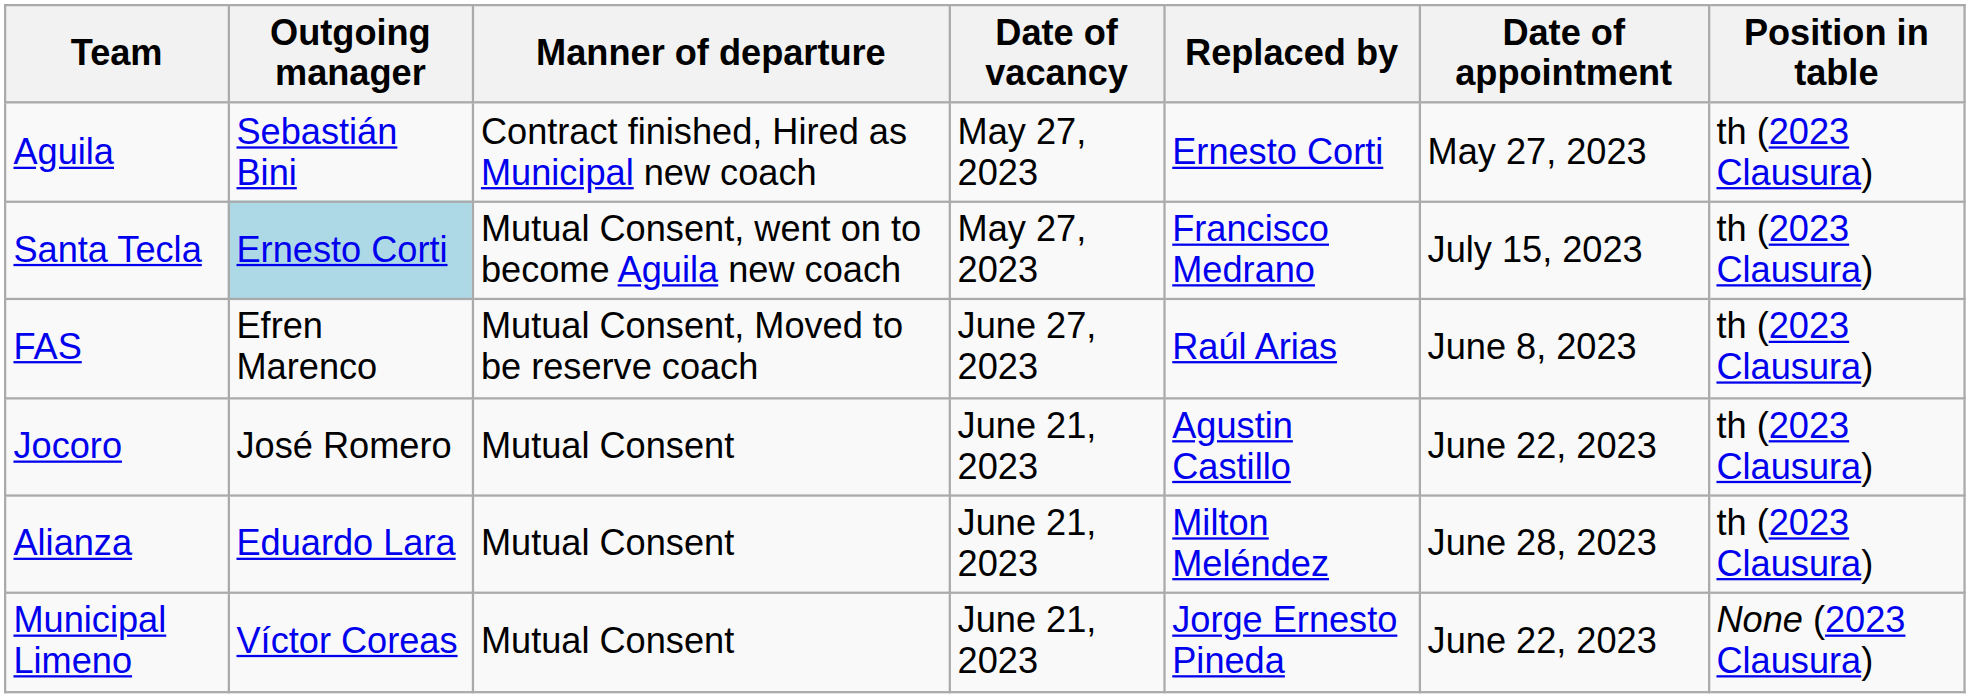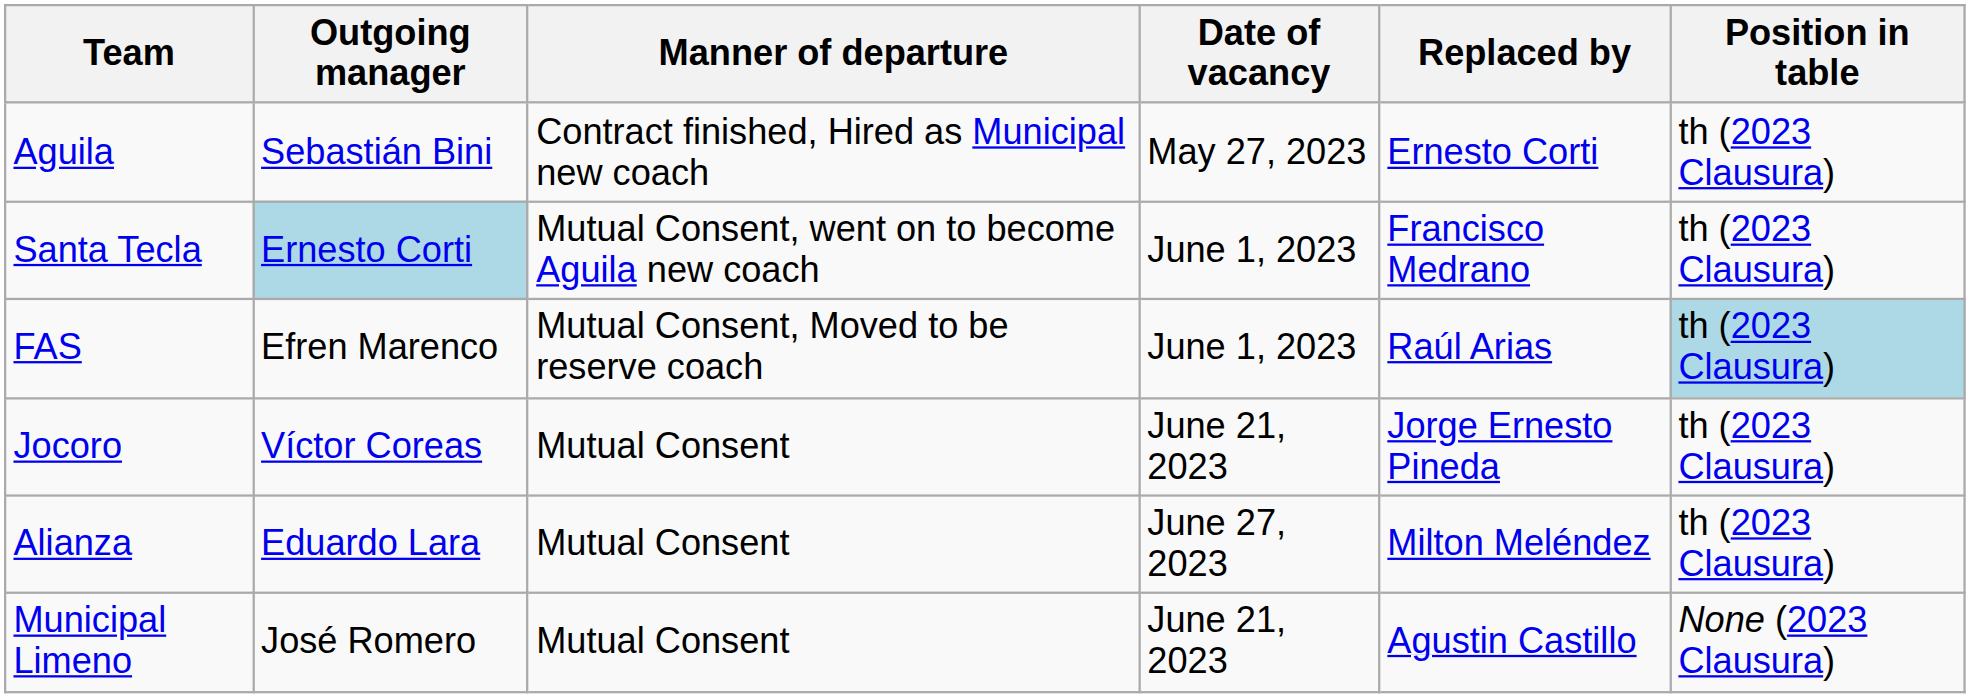- column: (1564, 53)
(1022, 249) May 27, 2023 -> (1252, 249) June 1, 2023
(1027, 347) June 27, 2023 -> (1252, 347) June 1, 2023
(1795, 347) no background -> (1757, 347) lightblue background
(344, 445) José Romero -> (372, 445) Víctor Coreas
(1233, 445) Agustin Castillo -> (1500, 445) Jorge Ernesto Pineda
(1027, 543) June 21, 2023 -> (1217, 543) June 27, 2023
(347, 641) Víctor Coreas -> (369, 641) José Romero
(1285, 641) Jorge Ernesto Pineda -> (1512, 641) Agustin Castillo
